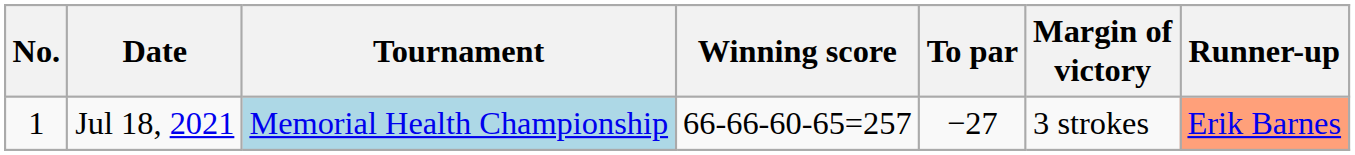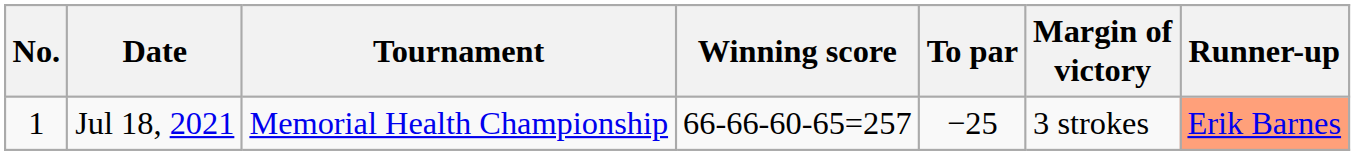(459, 123) lightblue background -> (459, 123) no background
(972, 123) −27 -> (972, 123) −25
